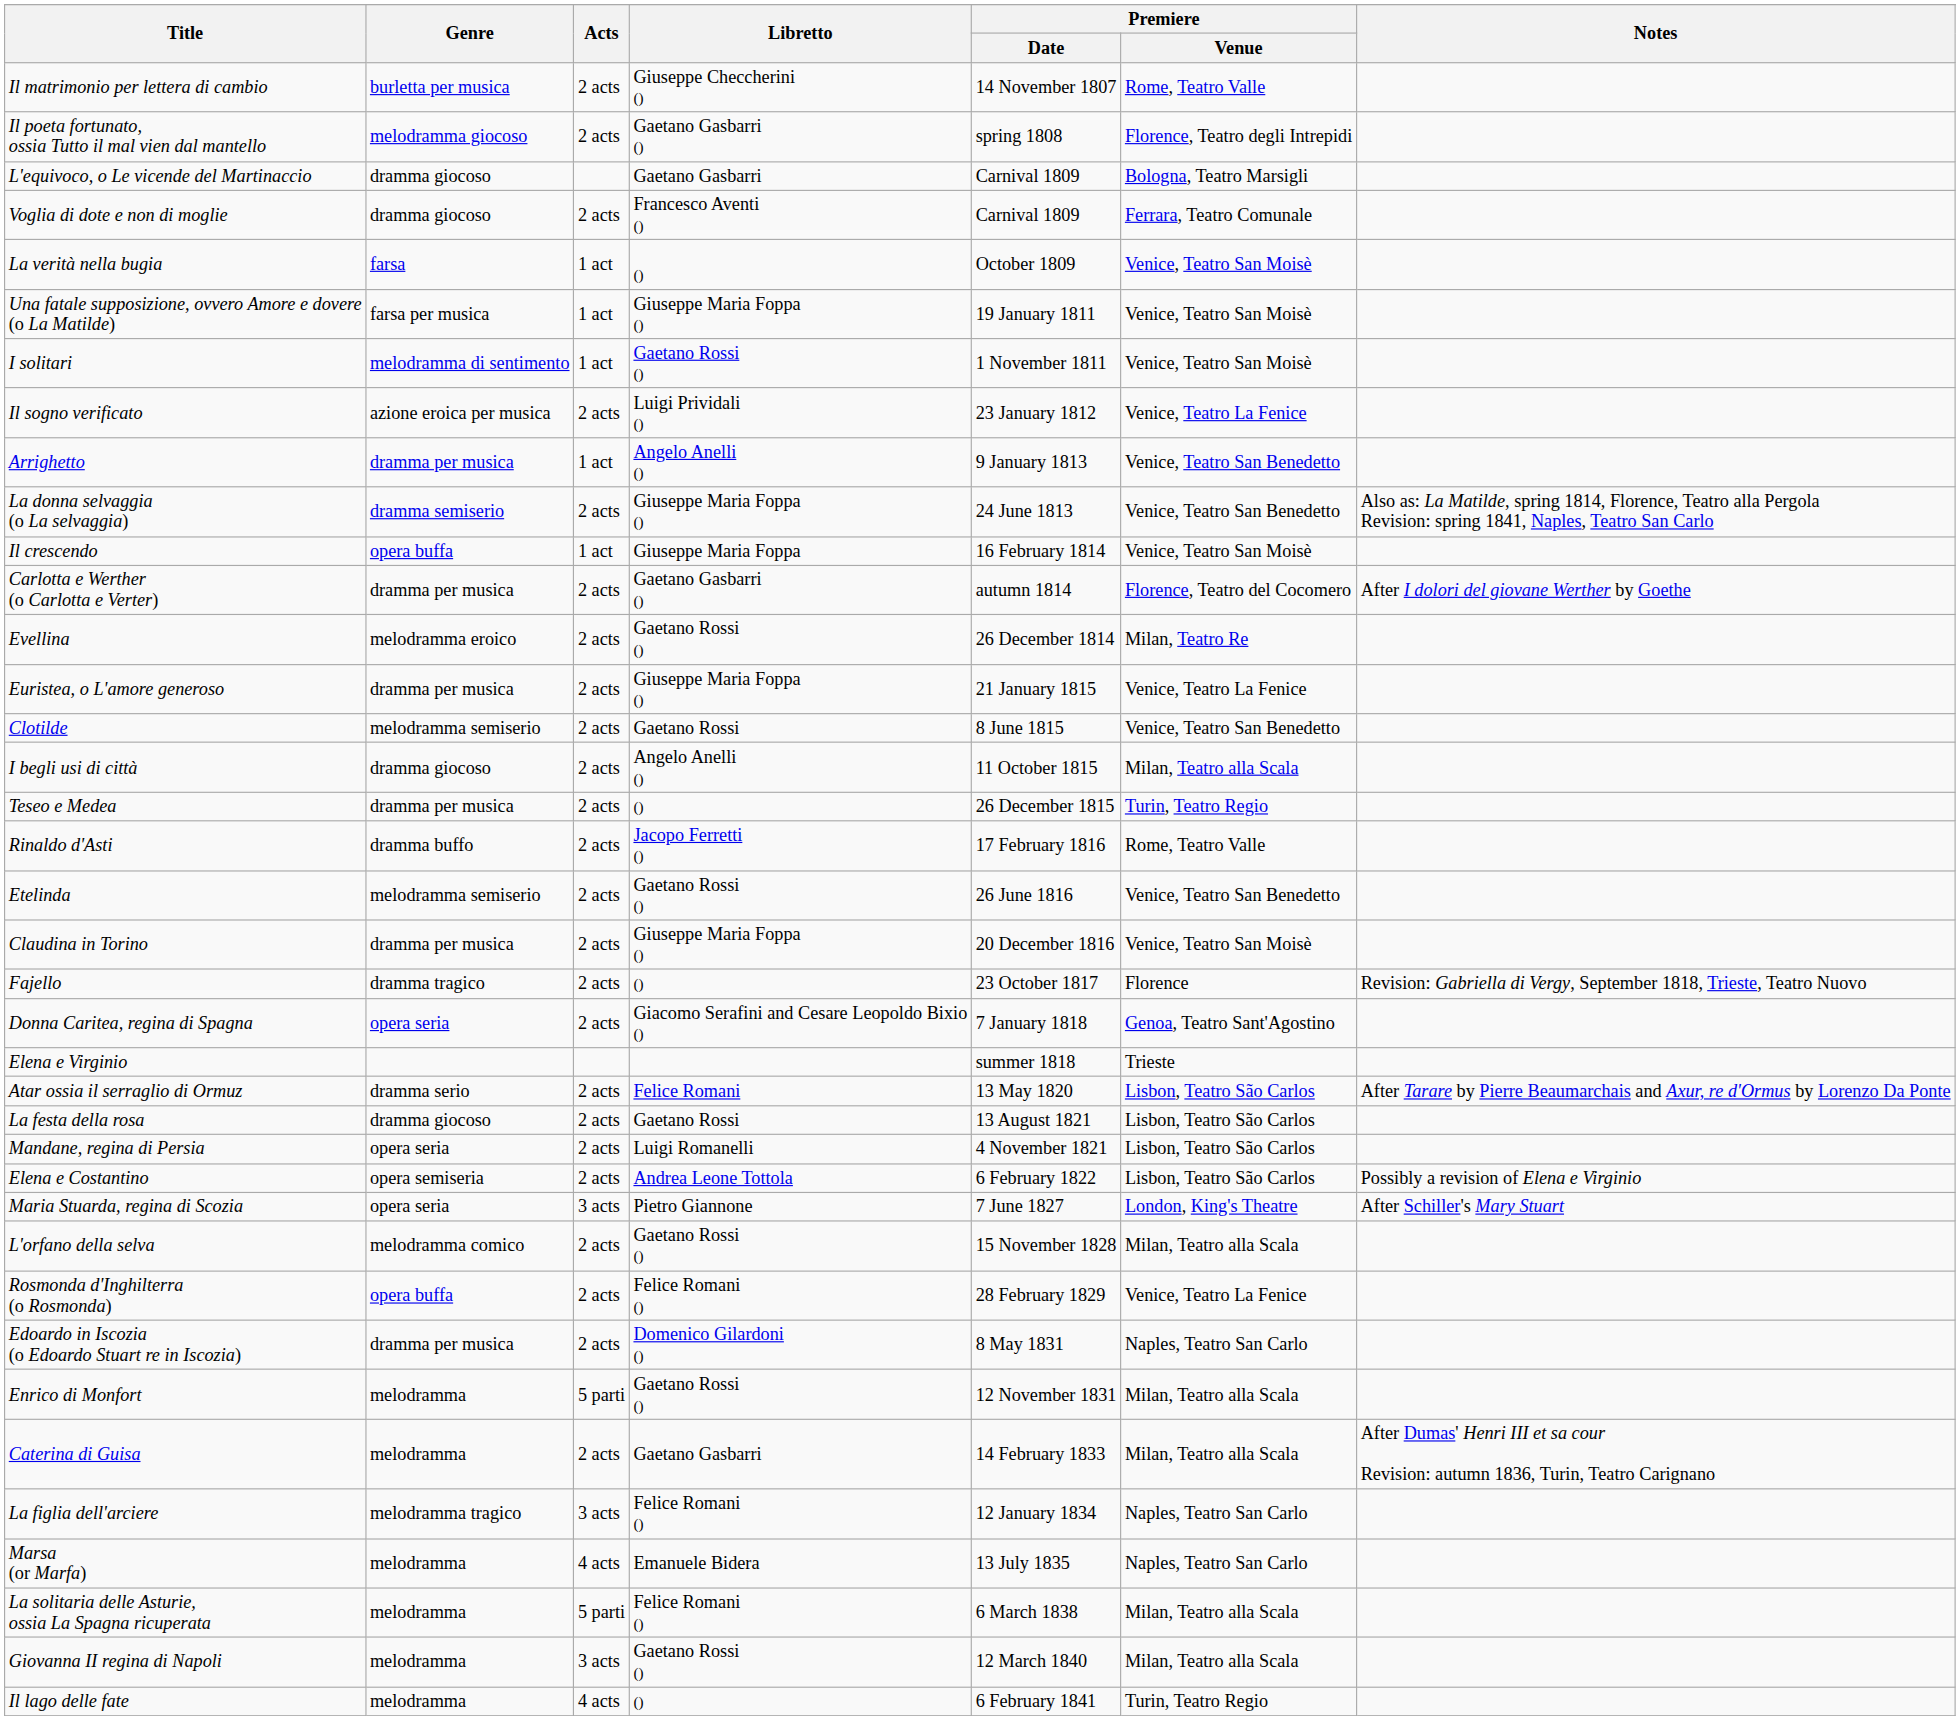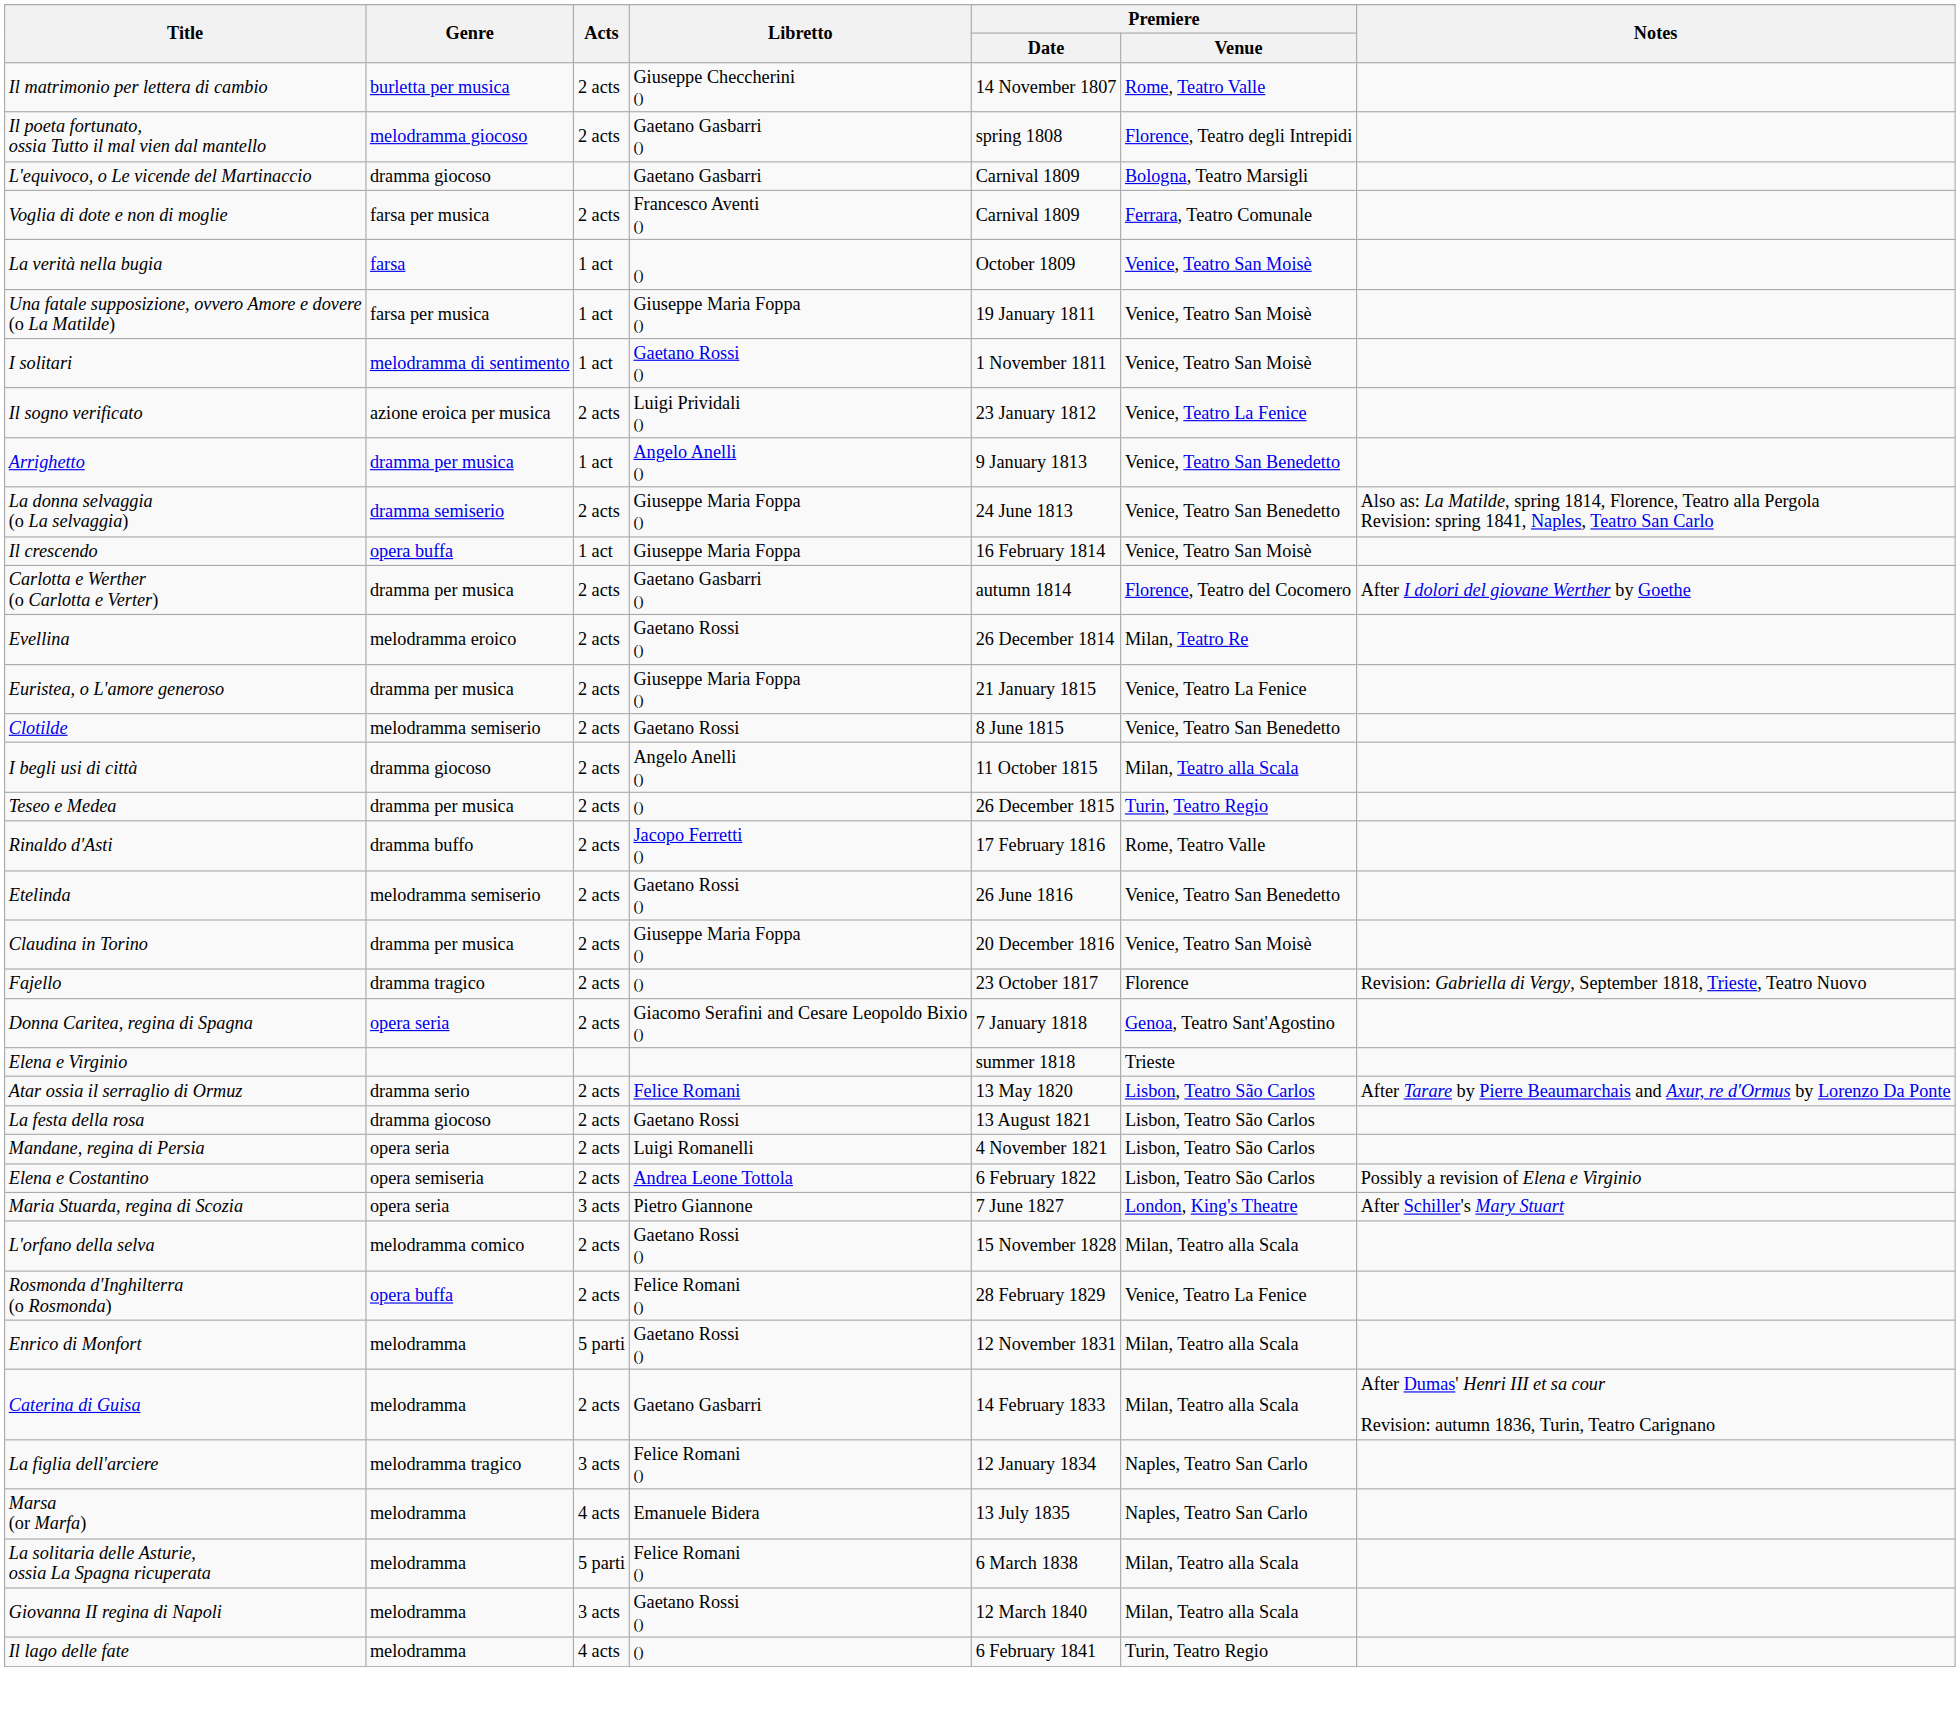(430, 214) dramma giocoso -> (430, 214) farsa per musica
- row: (125, 1344)
